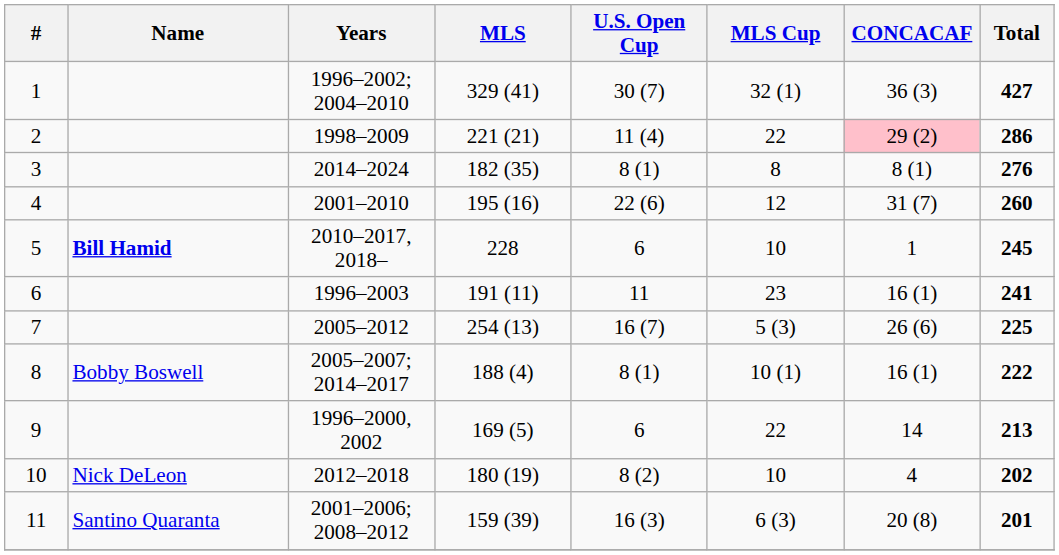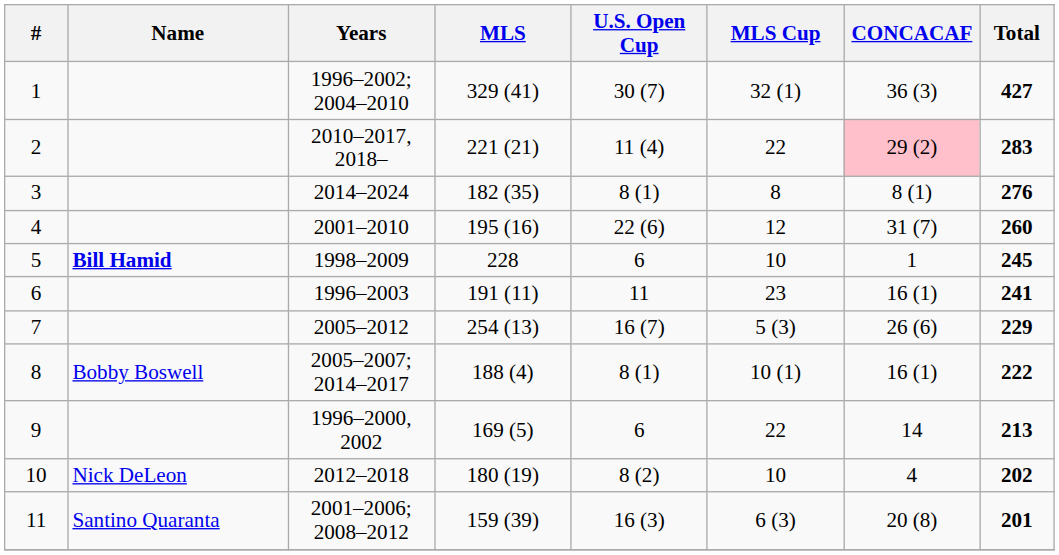(361, 135) 1998–2009 -> (361, 147) 2010–2017, 2018–
(1017, 135) 286 -> (1017, 147) 283
(361, 248) 2010–2017, 2018– -> (361, 260) 1998–2009
(1017, 326) 225 -> (1017, 326) 229
